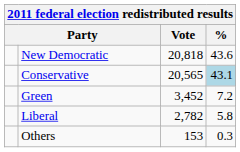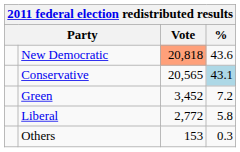(185, 55) no background -> (185, 55) lightsalmon background
(189, 116) 2,782 -> (189, 116) 2,772
